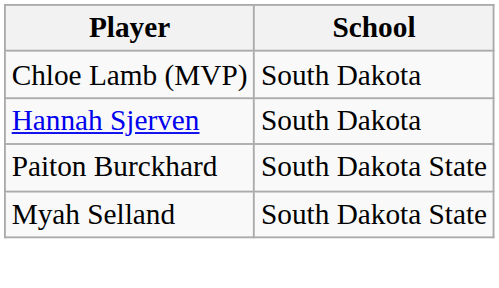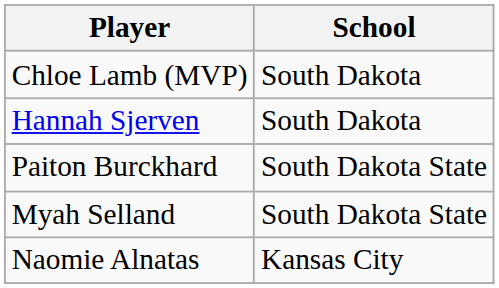+ row: (106, 259)
